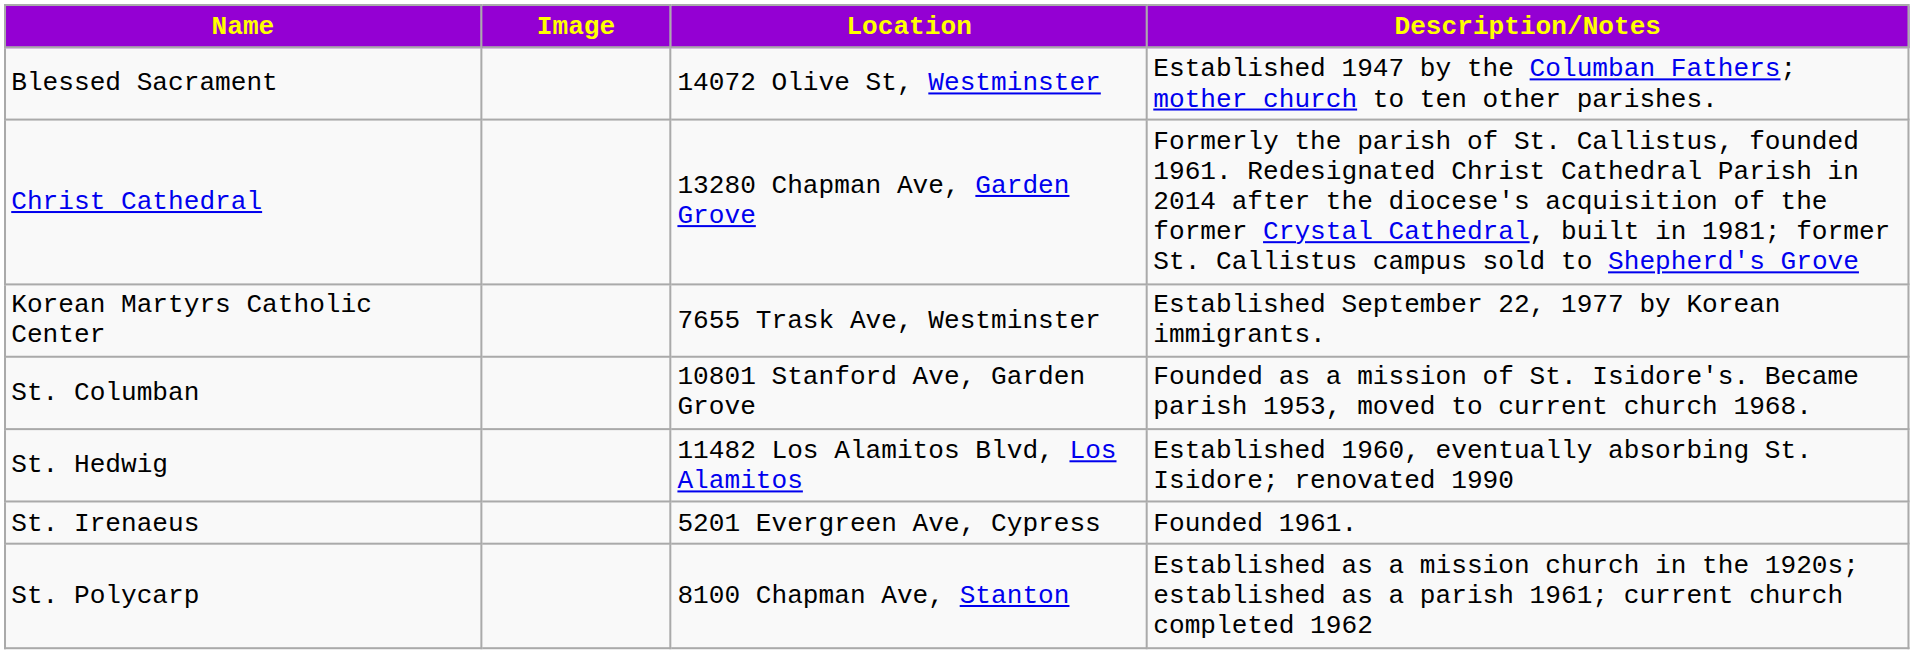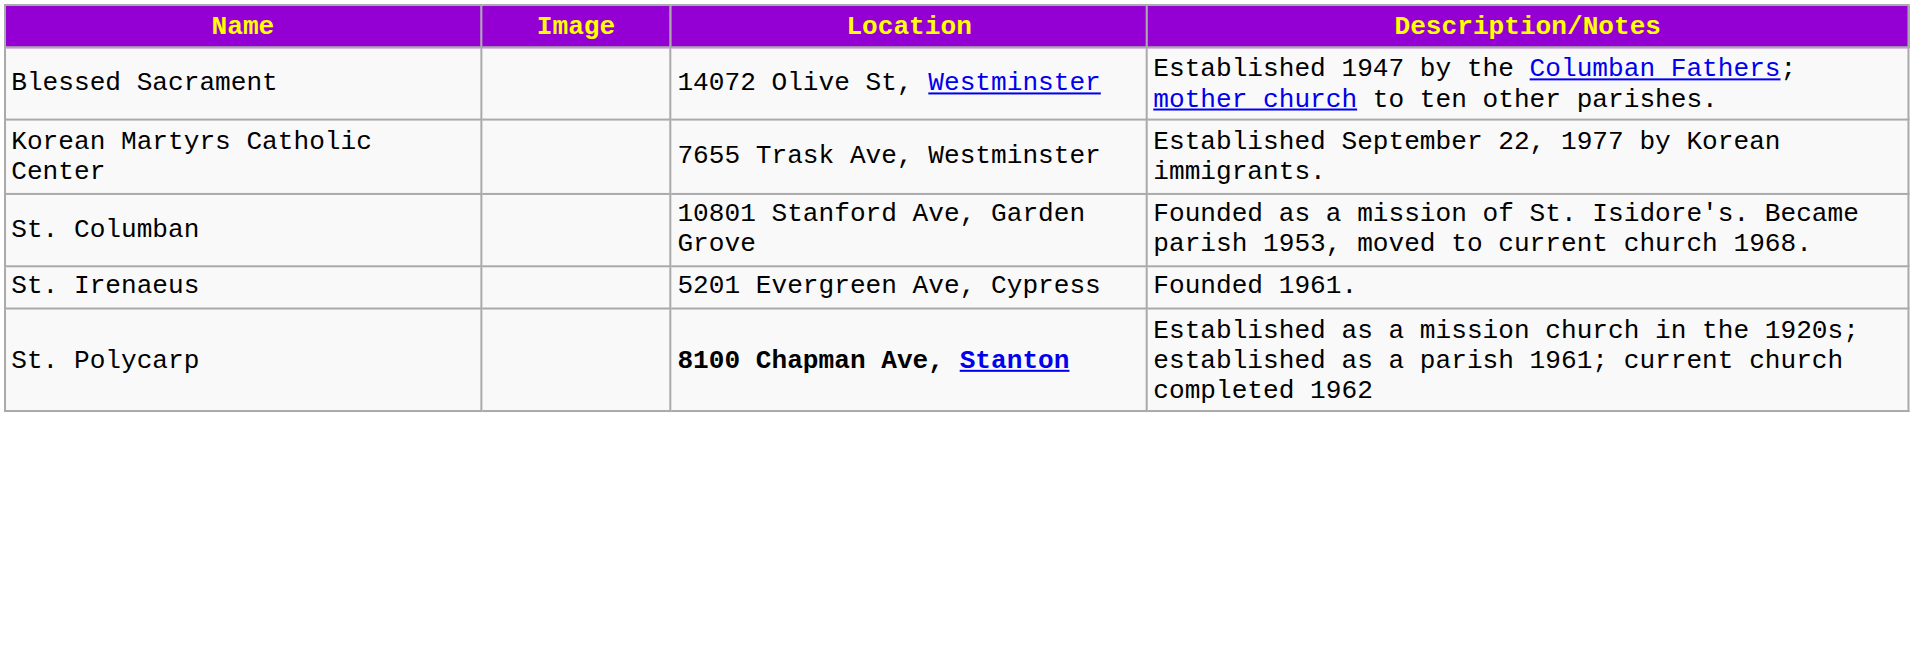- row: (137, 202)
- row: (90, 465)
(873, 596) normal -> (873, 360) bold
